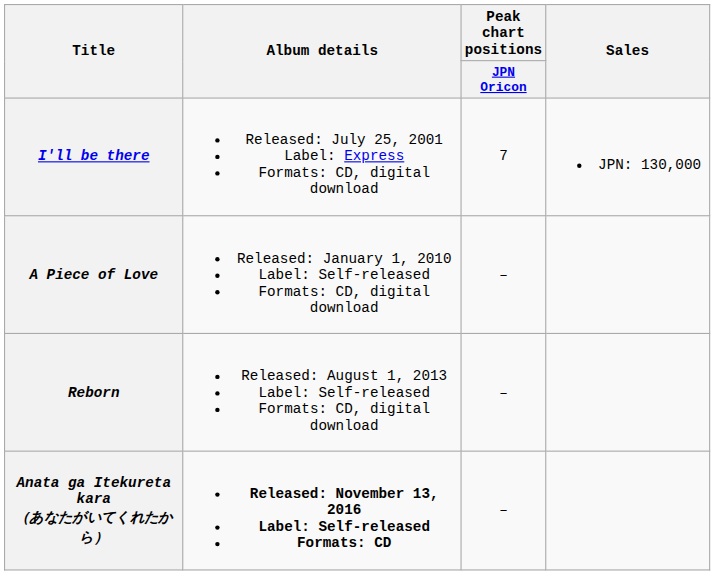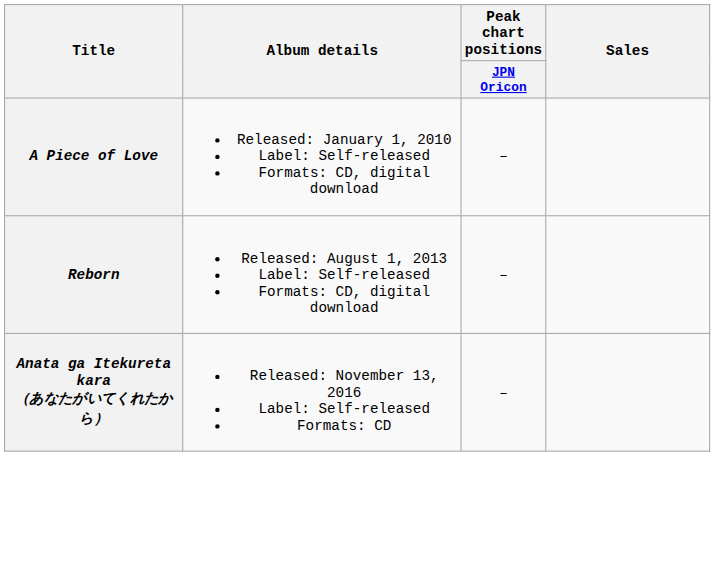- row: (94, 157)
(322, 519) bold -> (322, 401) normal
